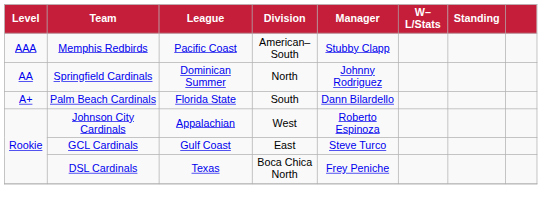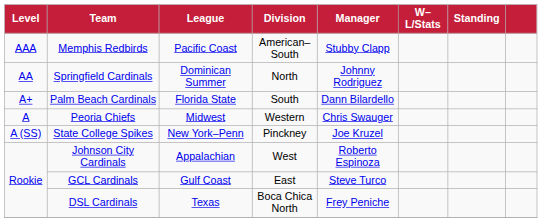+ row: (103, 117)
+ row: (103, 134)
